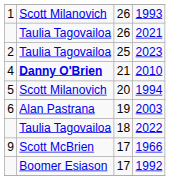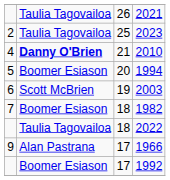- row: (149, 14)
(63, 90) Scott Milanovich -> (63, 71) Boomer Esiason
(57, 109) Alan Pastrana -> (57, 90) Scott McBrien
+ row: (149, 109)
(57, 147) Scott McBrien -> (57, 147) Alan Pastrana
